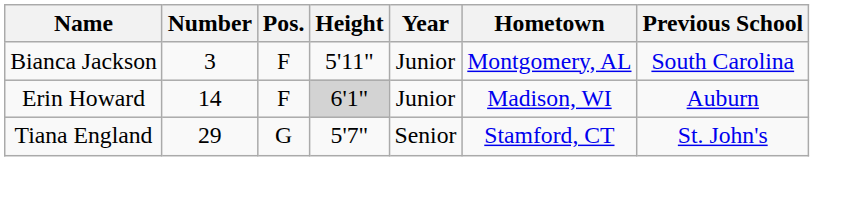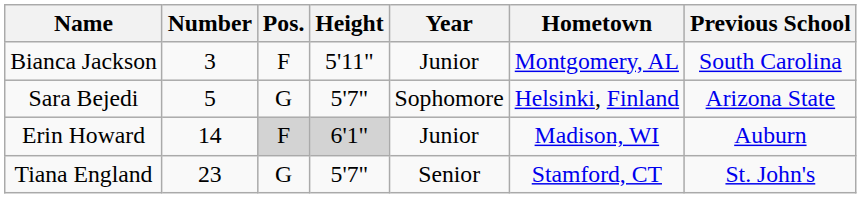+ row: (84, 98)
(284, 98) no background -> (284, 135) lightgrey background
(210, 135) 29 -> (210, 173) 23
